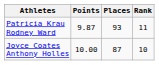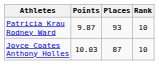(143, 27) 11 -> (143, 27) 10
(86, 49) 10.00 -> (86, 49) 10.03
